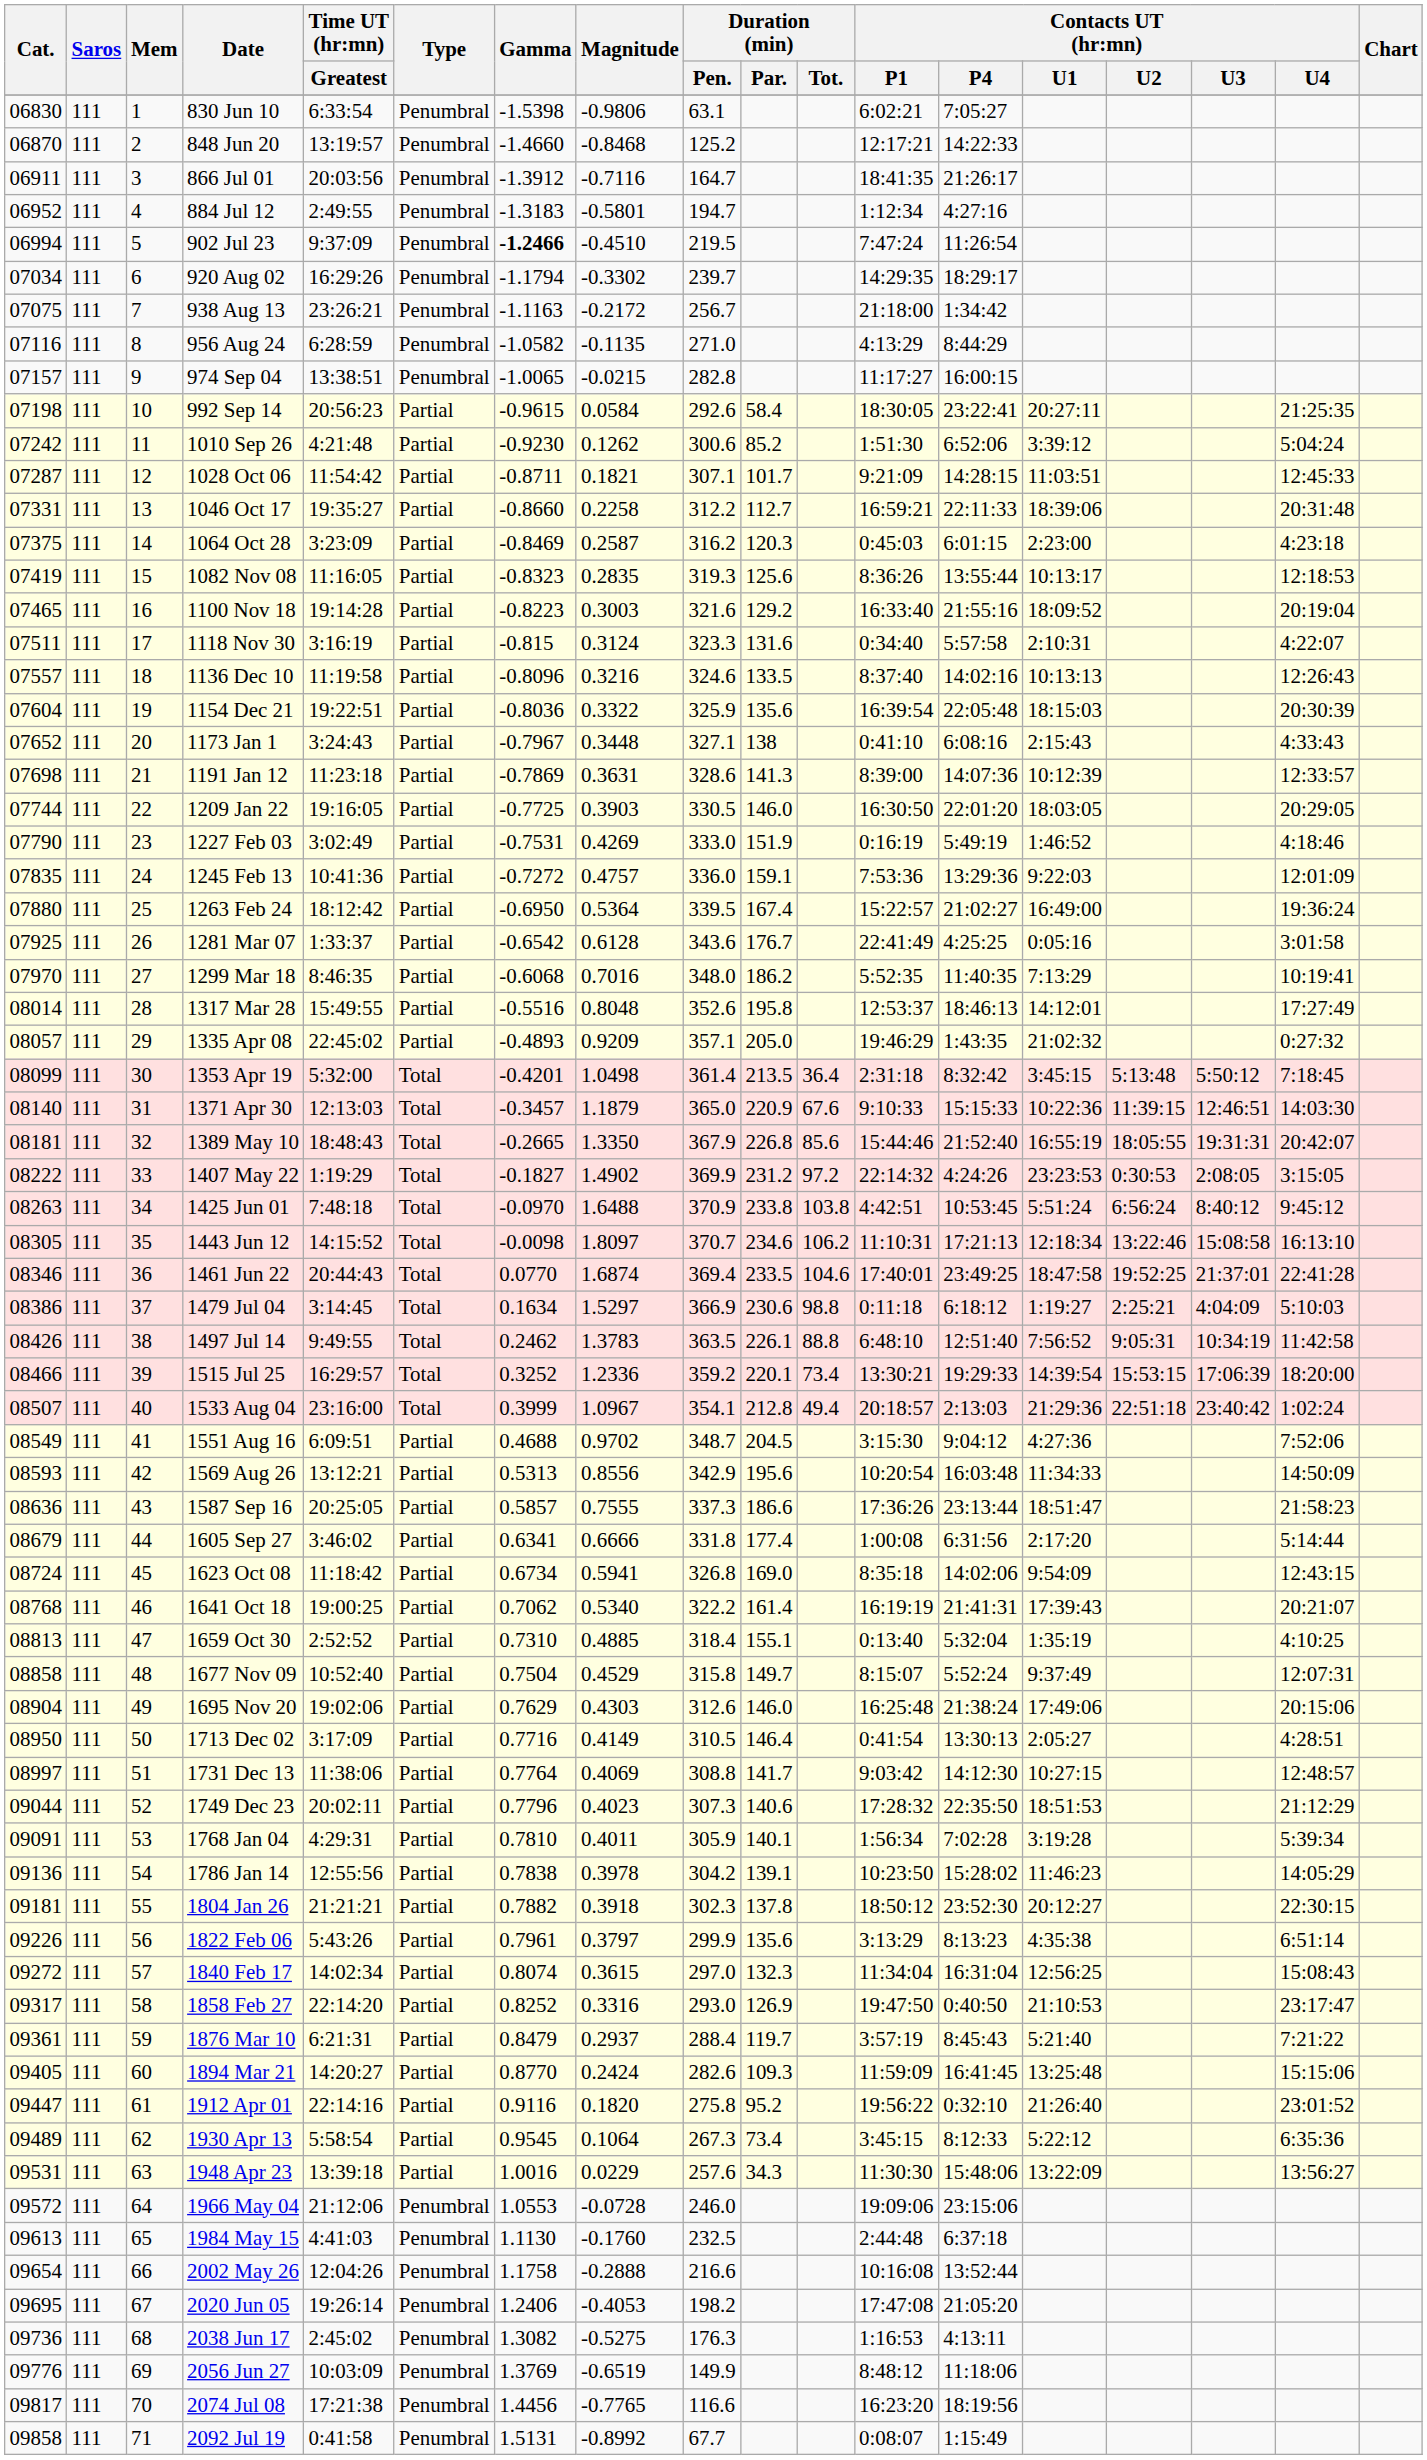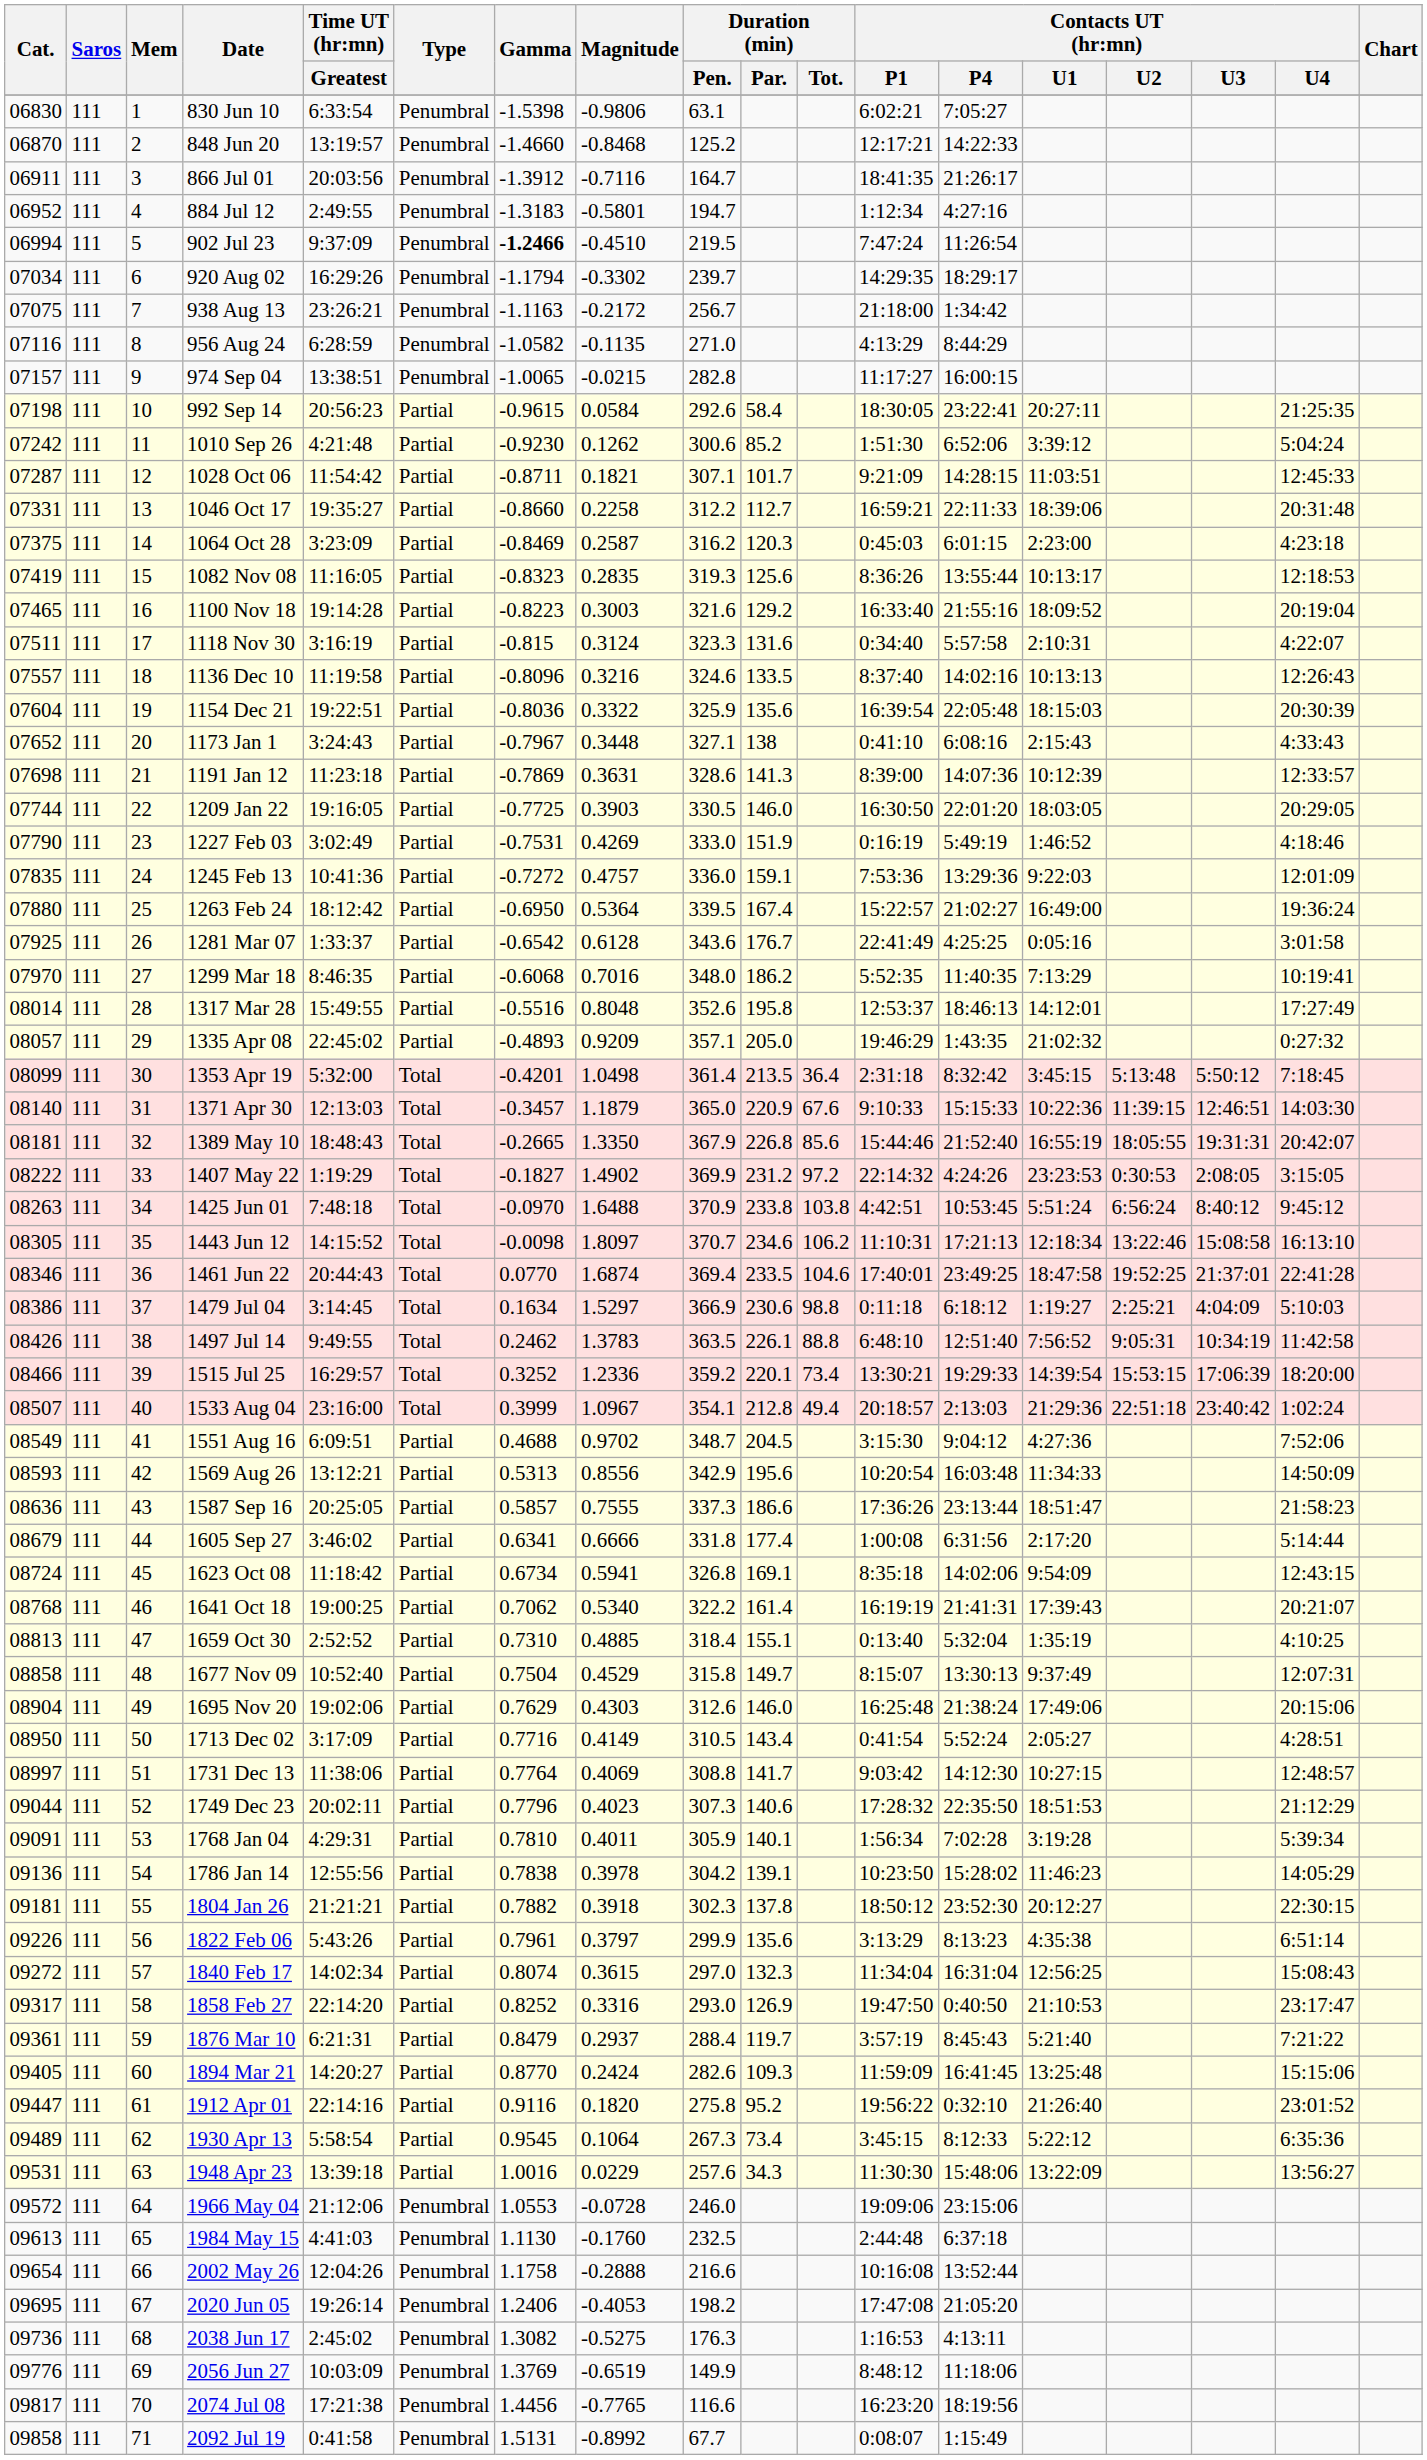(769, 1573) 169.0 -> (769, 1573) 169.1
(975, 1673) 5:52:24 -> (980, 1673) 13:30:13
(769, 1740) 146.4 -> (769, 1740) 143.4
(980, 1740) 13:30:13 -> (975, 1740) 5:52:24
